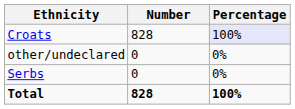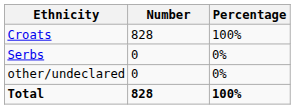(227, 34) lavender background -> (227, 34) no background
rows swapped: (26, 74) <-> (66, 54)
